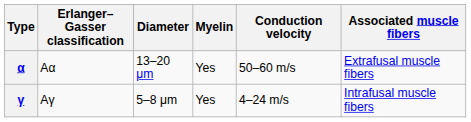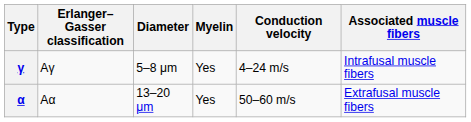rows swapped: (21, 67) <-> (21, 100)
